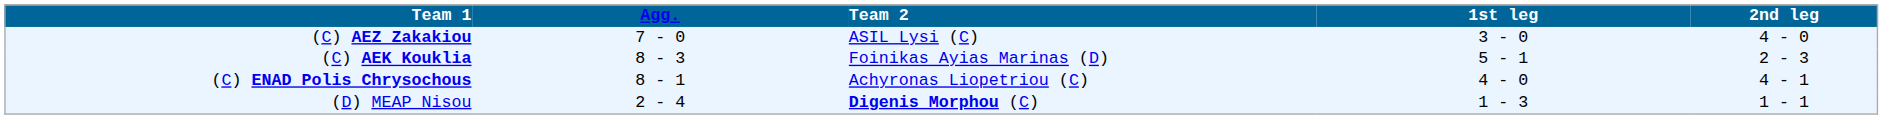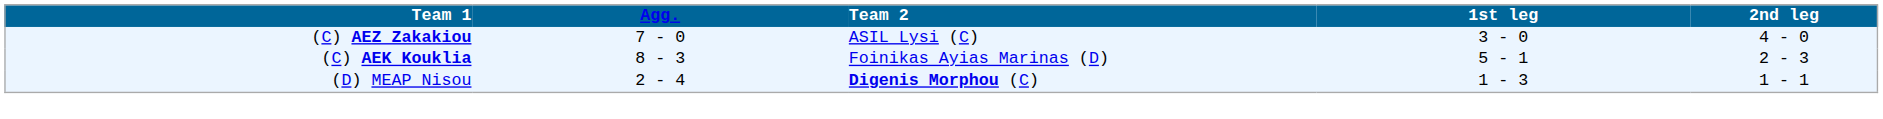- row: (341, 81)
